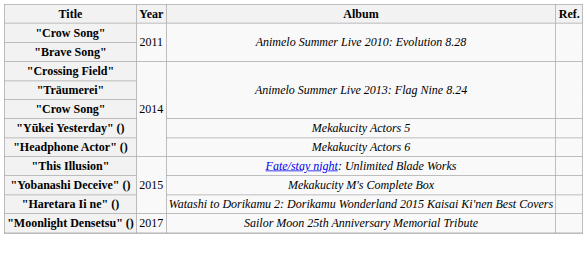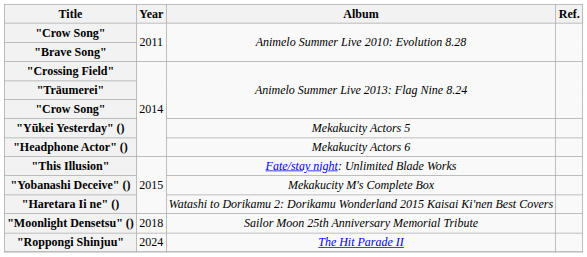(151, 223) 2017 -> (151, 223) 2018
+ row: (70, 242)
